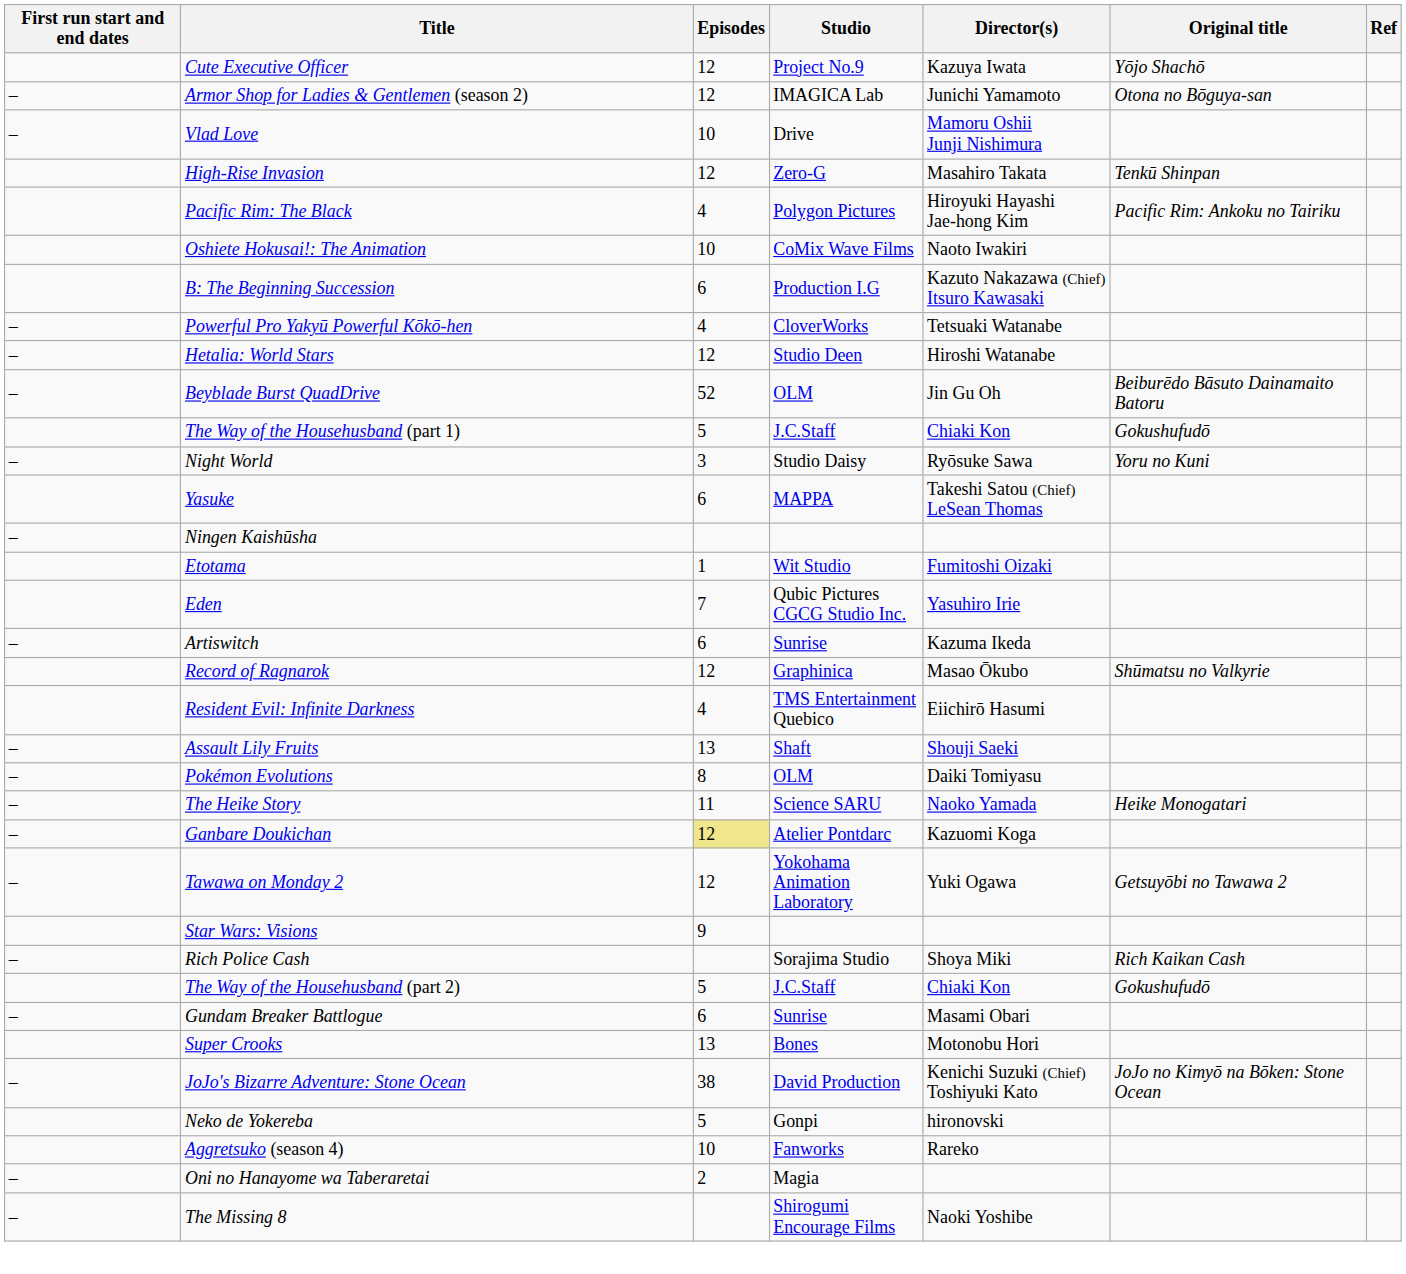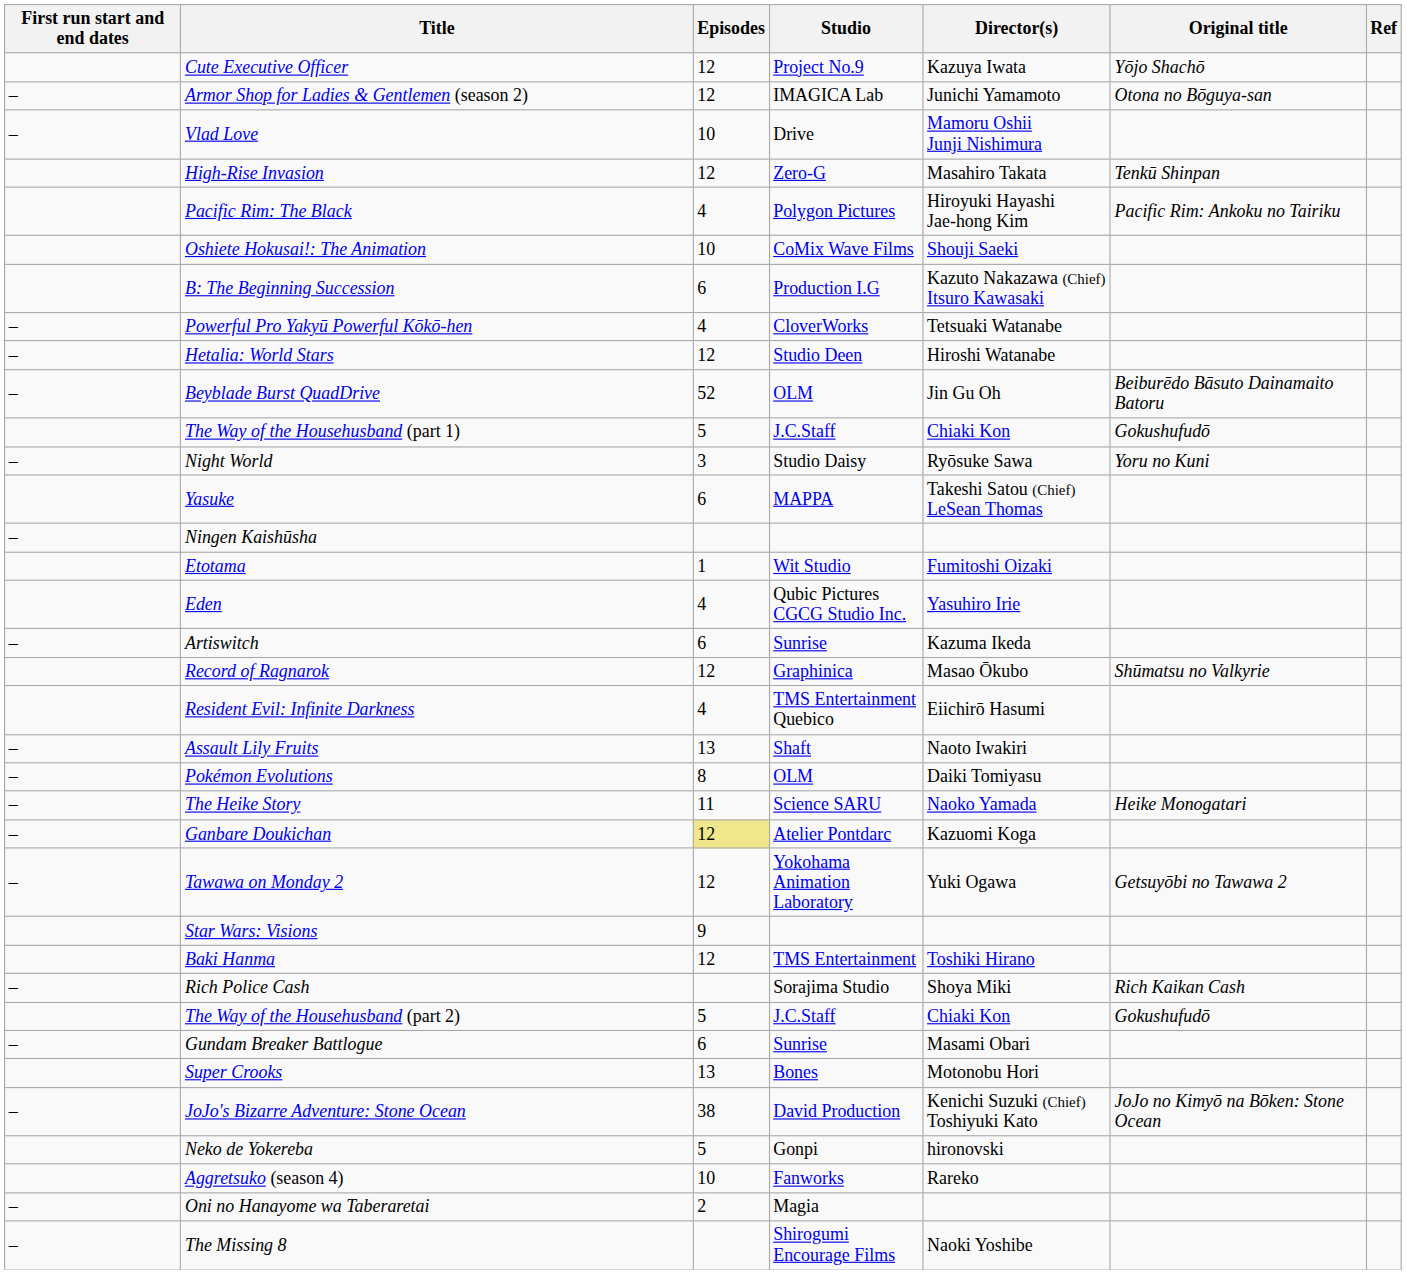(977, 249) Naoto Iwakiri -> (973, 249) Shouji Saeki
(702, 604) 7 -> (702, 604) 4
(973, 748) Shouji Saeki -> (977, 748) Naoto Iwakiri
+ row: (230, 959)
